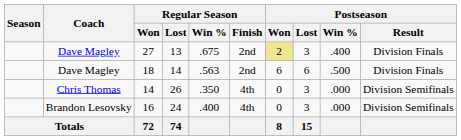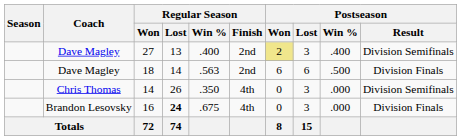(209, 51) .675 -> (209, 51) .400
(408, 51) Division Finals -> (408, 51) Division Semifinals
(176, 108) normal -> (176, 108) bold
(209, 108) .400 -> (209, 108) .675
(408, 108) Division Semifinals -> (408, 108) Division Finals
